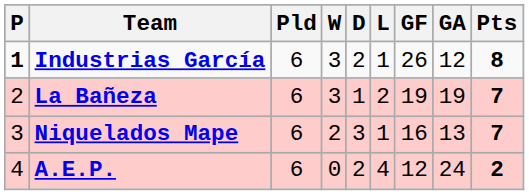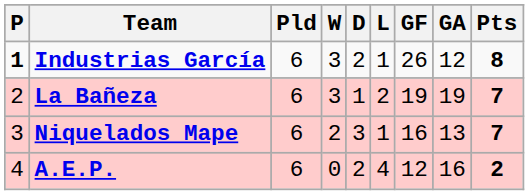(452, 171) 24 -> (452, 171) 16
